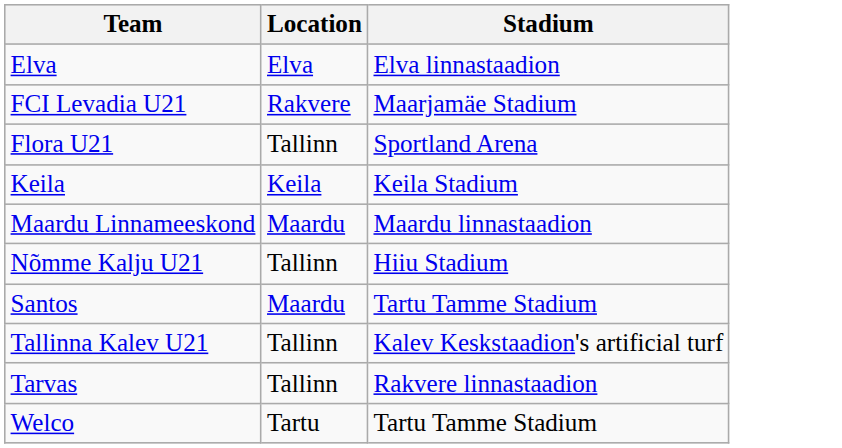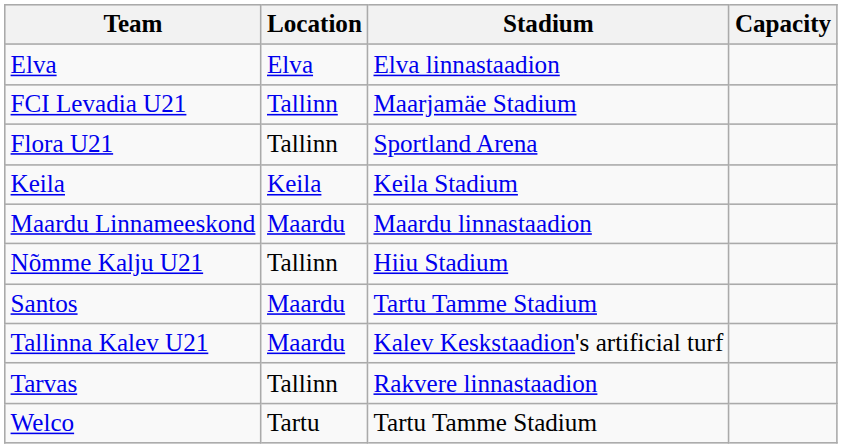+ column: (783, 24)
(309, 104) Rakvere -> (302, 104) Tallinn
(302, 343) Tallinn -> (306, 343) Maardu
